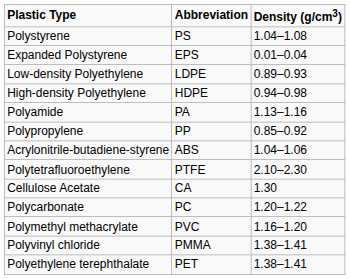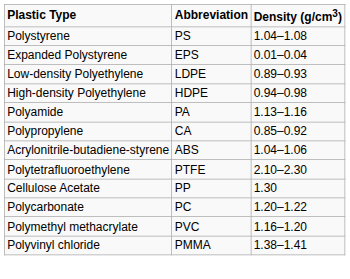(183, 131) PP -> (183, 131) CA
(183, 188) CA -> (183, 188) PP
- row: (78, 264)
